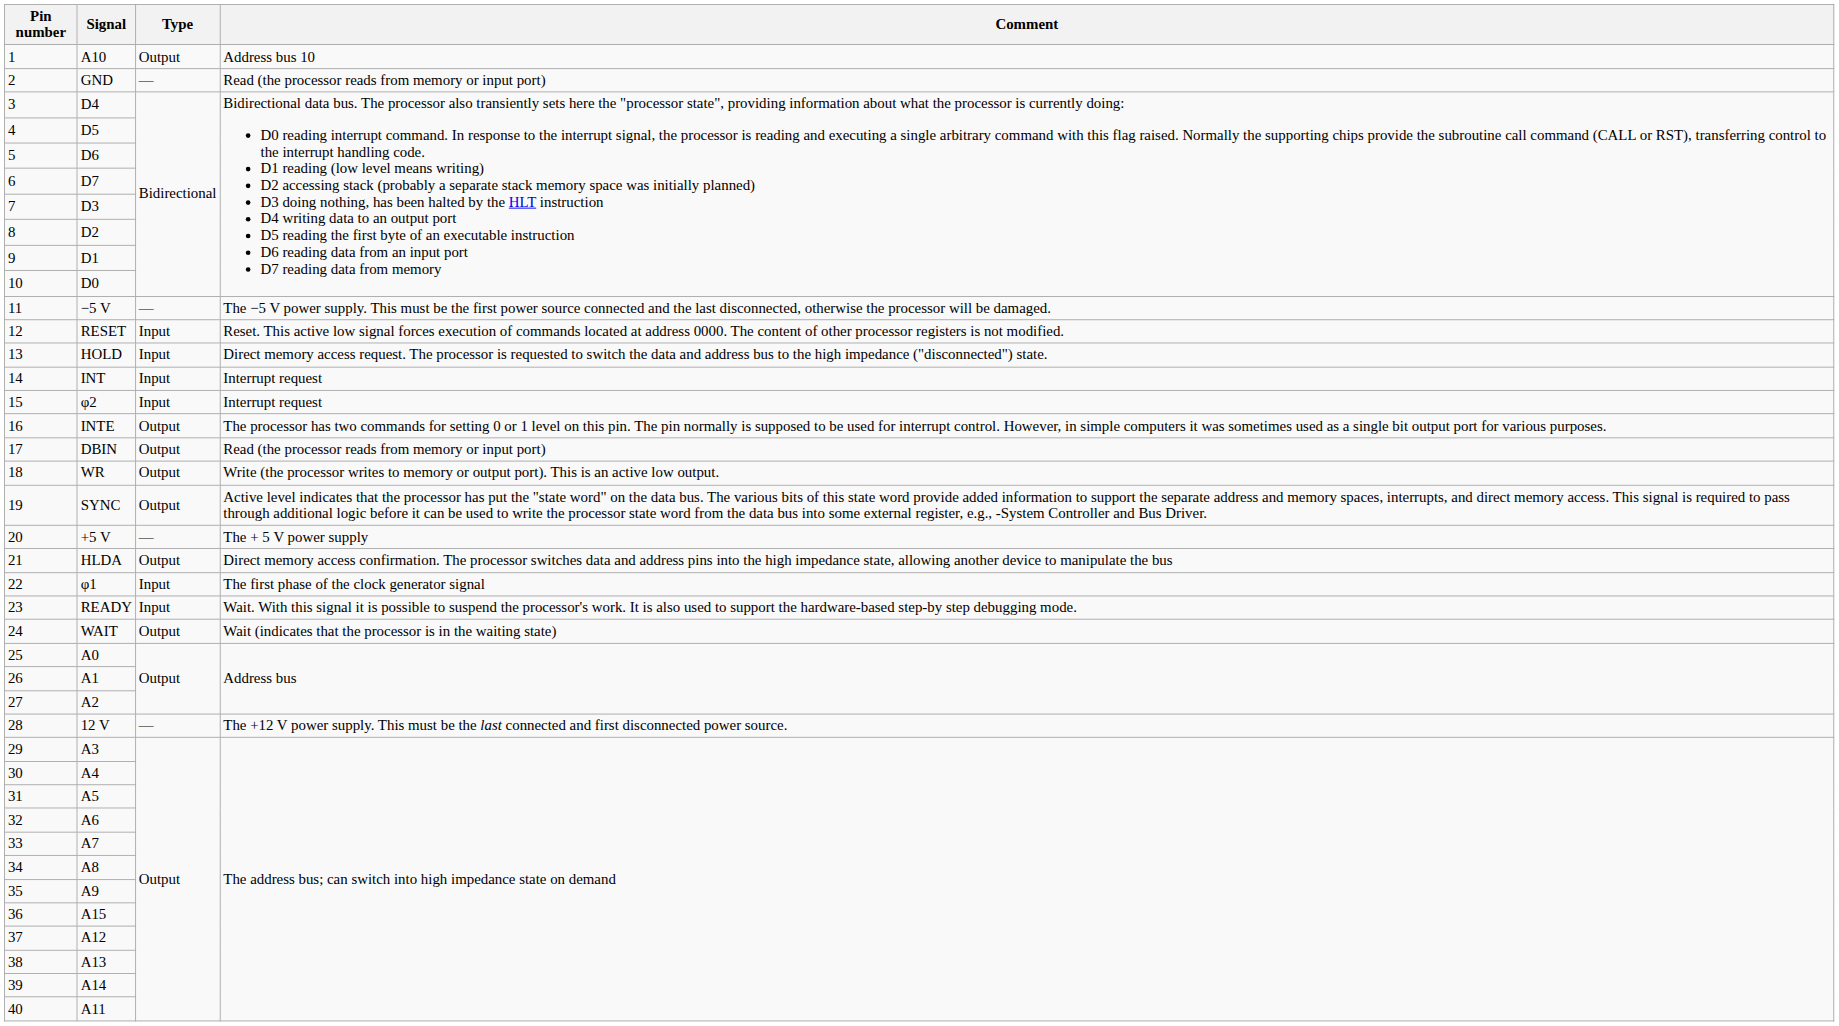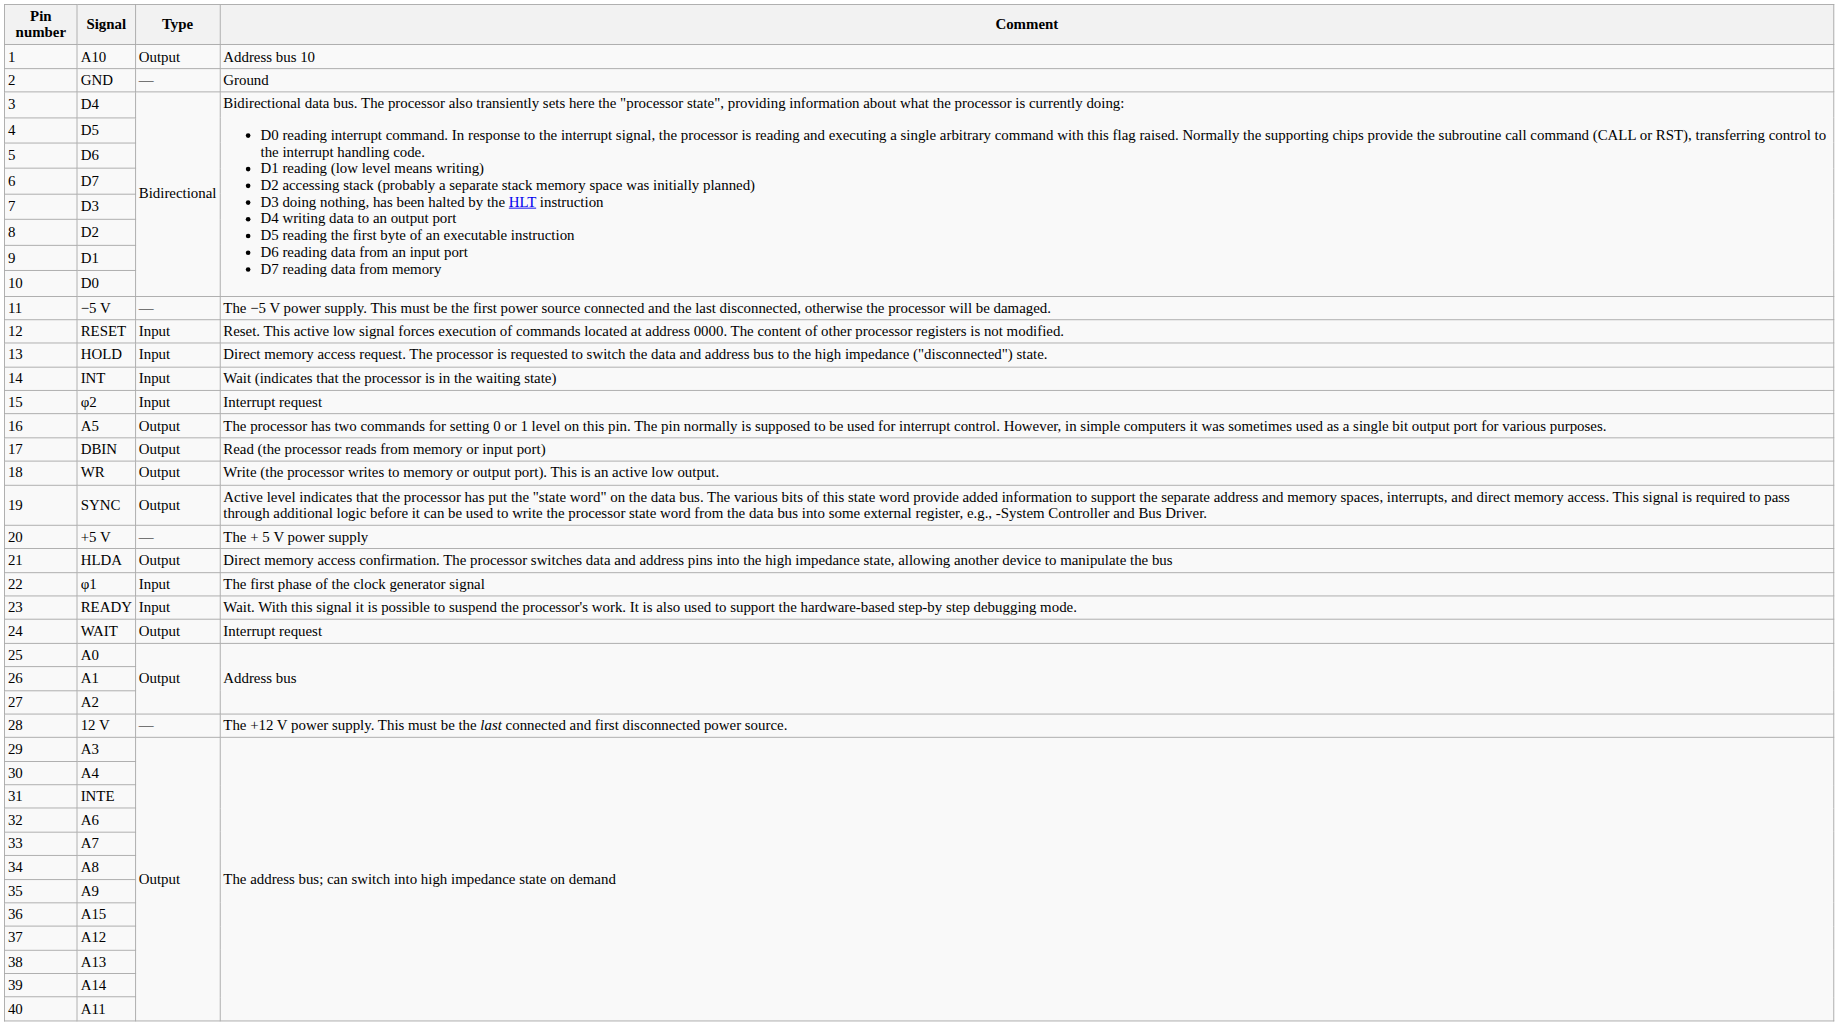(384, 80) Read (the processor reads from memory or input port) -> (246, 80) Ground
(273, 378) Interrupt request -> (390, 378) Wait (indicates that the processor is in the waiting state)
(98, 425) INTE -> (90, 425) A5
(390, 631) Wait (indicates that the processor is in the waiting state) -> (273, 631) Interrupt request
(90, 796) A5 -> (98, 796) INTE
